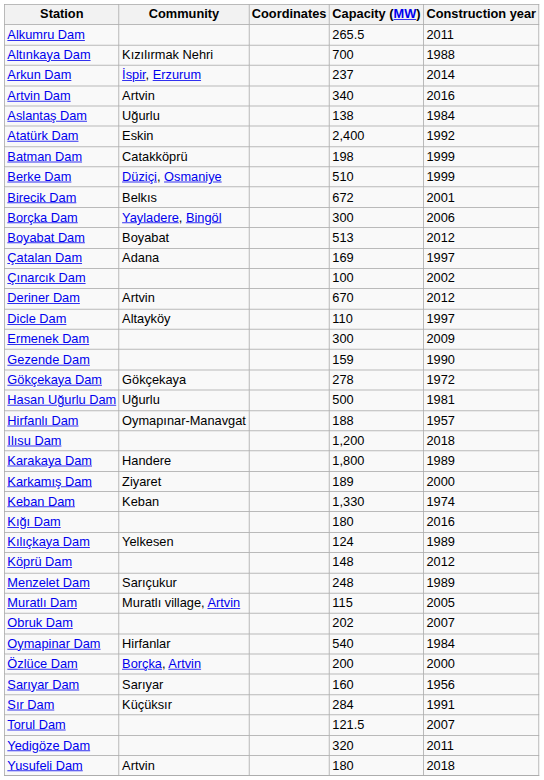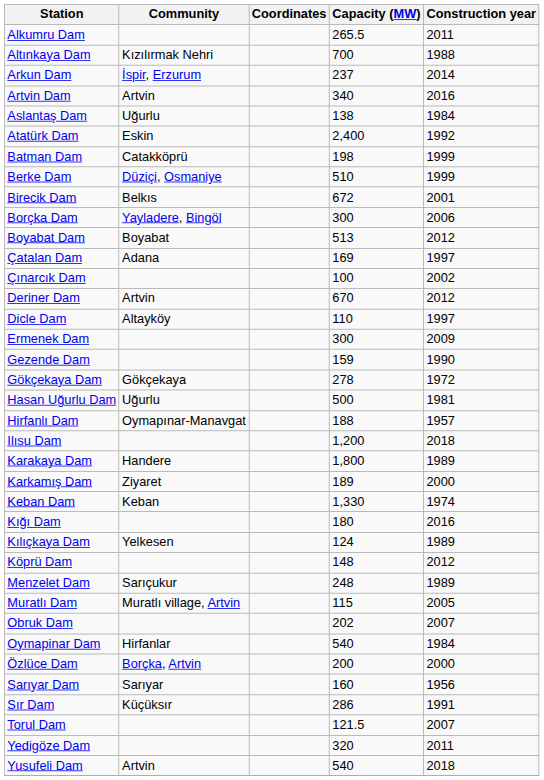(343, 704) 284 -> (343, 704) 286
(343, 765) 180 -> (343, 765) 540
